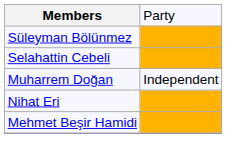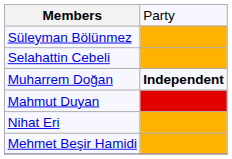(181, 80) normal -> (184, 80) bold
+ row: (54, 101)
